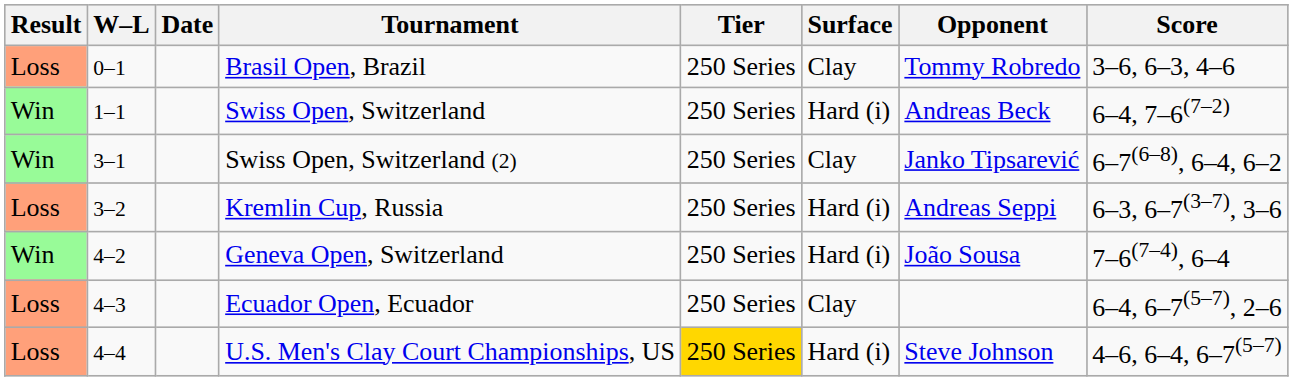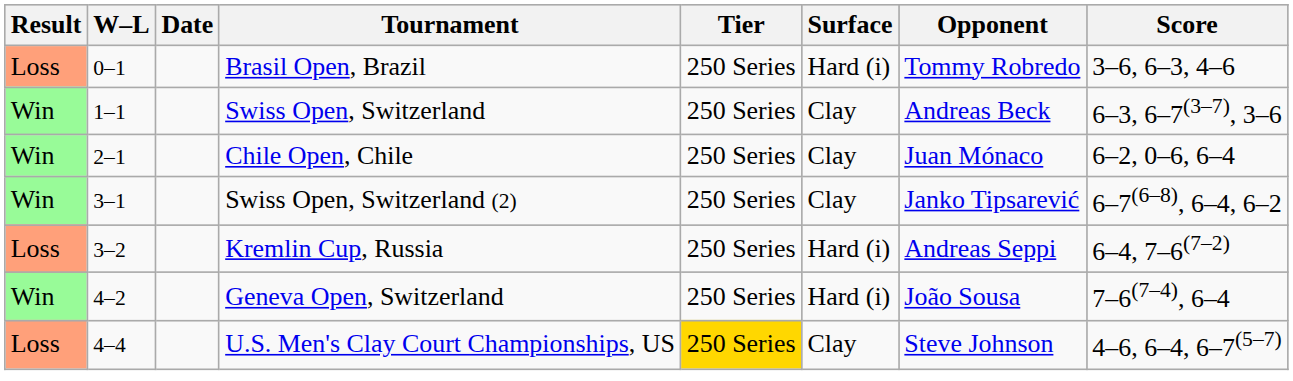(832, 66) Clay -> (849, 66) Hard (i)
(849, 110) Hard (i) -> (832, 110) Clay
(1161, 110) 6–4, 7–6(7–2) -> (1187, 110) 6–3, 6–7(3–7), 3–6
+ row: (319, 155)
(1187, 207) 6–3, 6–7(3–7), 3–6 -> (1161, 248) 6–4, 7–6(7–2)
- row: (349, 303)
(849, 351) Hard (i) -> (832, 344) Clay
